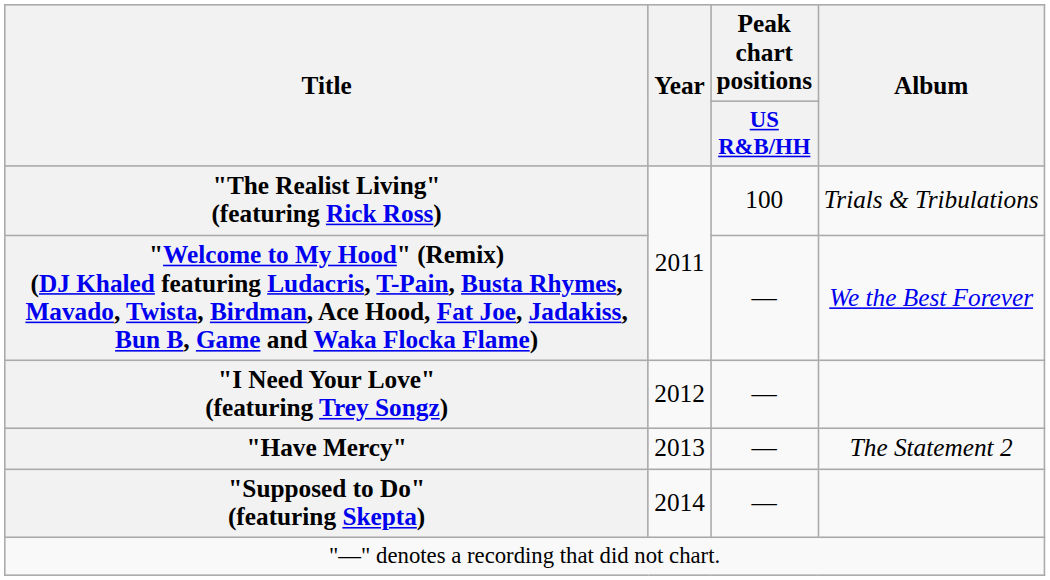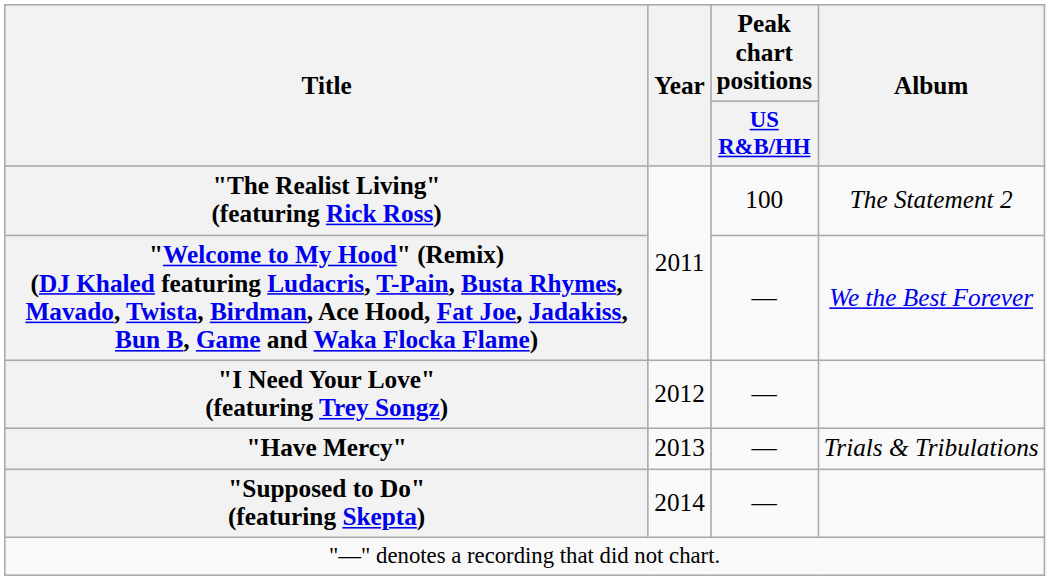(931, 200) Trials & Tribulations -> (931, 200) The Statement 2
(931, 448) The Statement 2 -> (931, 448) Trials & Tribulations
